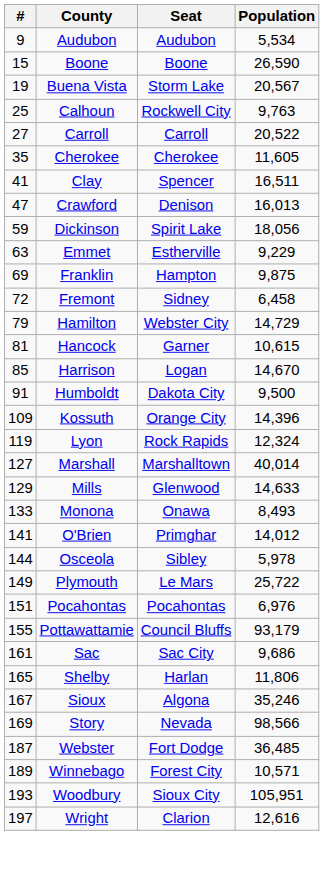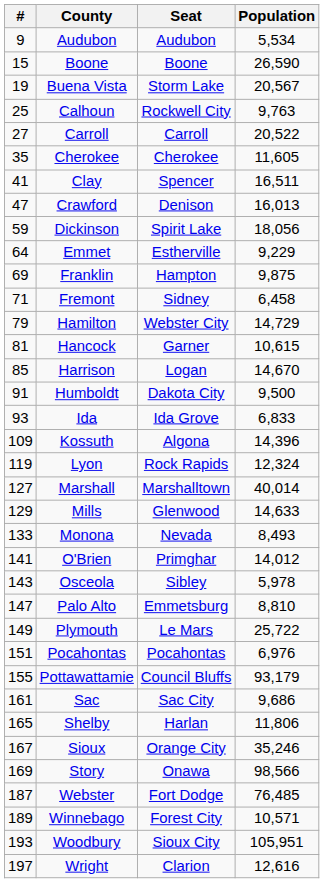(20, 252) 63 -> (20, 252) 64
(20, 299) 72 -> (20, 299) 71
+ row: (87, 417)
(186, 417) Orange City -> (186, 441) Algona
(186, 511) Onawa -> (186, 535) Nevada
(20, 559) 144 -> (20, 582) 143
+ row: (87, 606)
(186, 700) Algona -> (186, 747) Orange City
(186, 724) Nevada -> (186, 771) Onawa
(277, 747) 36,485 -> (277, 795) 76,485
